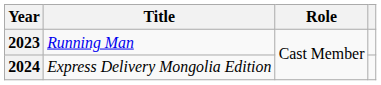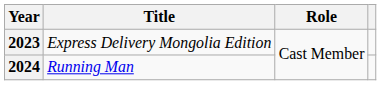(90, 42) Running Man -> (159, 42) Express Delivery Mongolia Edition
(159, 67) Express Delivery Mongolia Edition -> (90, 67) Running Man
